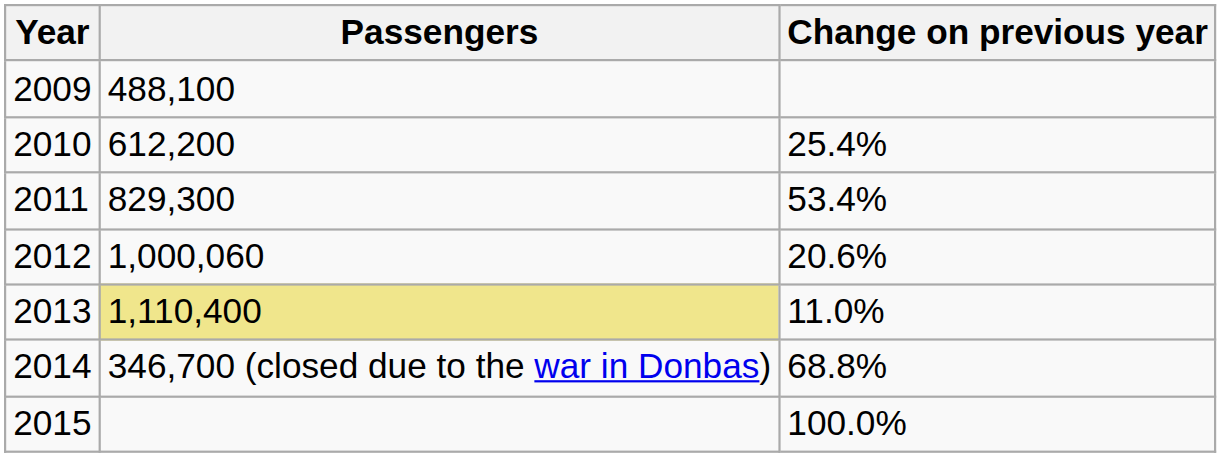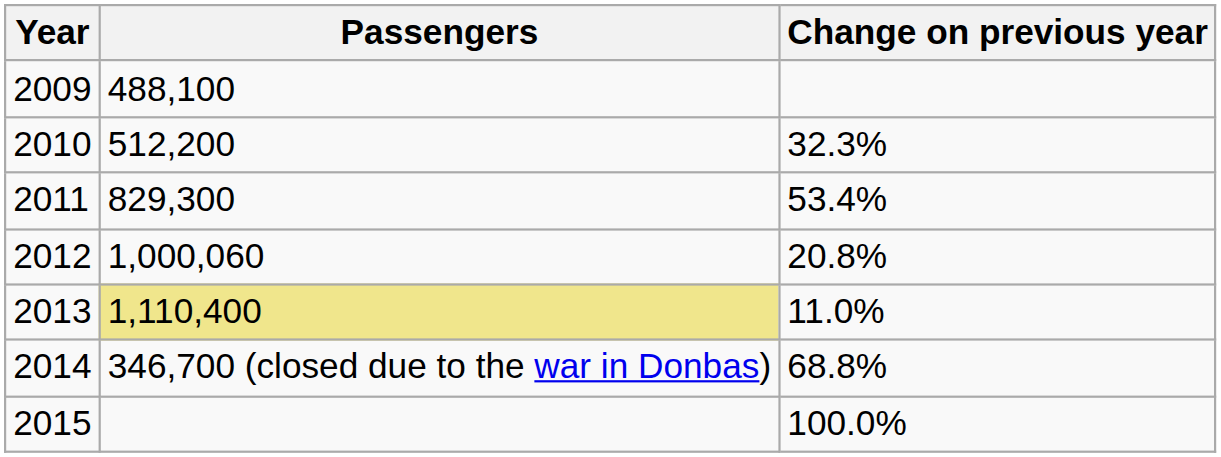(171, 144) 612,200 -> (171, 144) 512,200
(837, 144) 25.4% -> (837, 144) 32.3%
(837, 255) 20.6% -> (837, 255) 20.8%
